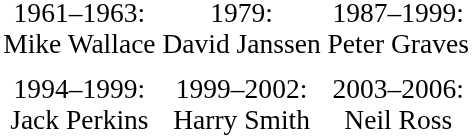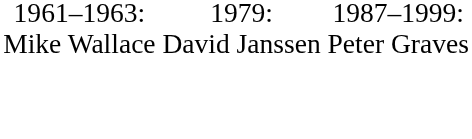- row: (79, 104)
